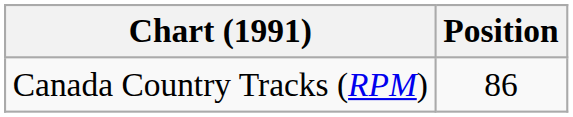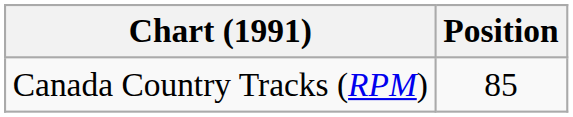(501, 84) 86 -> (501, 84) 85
